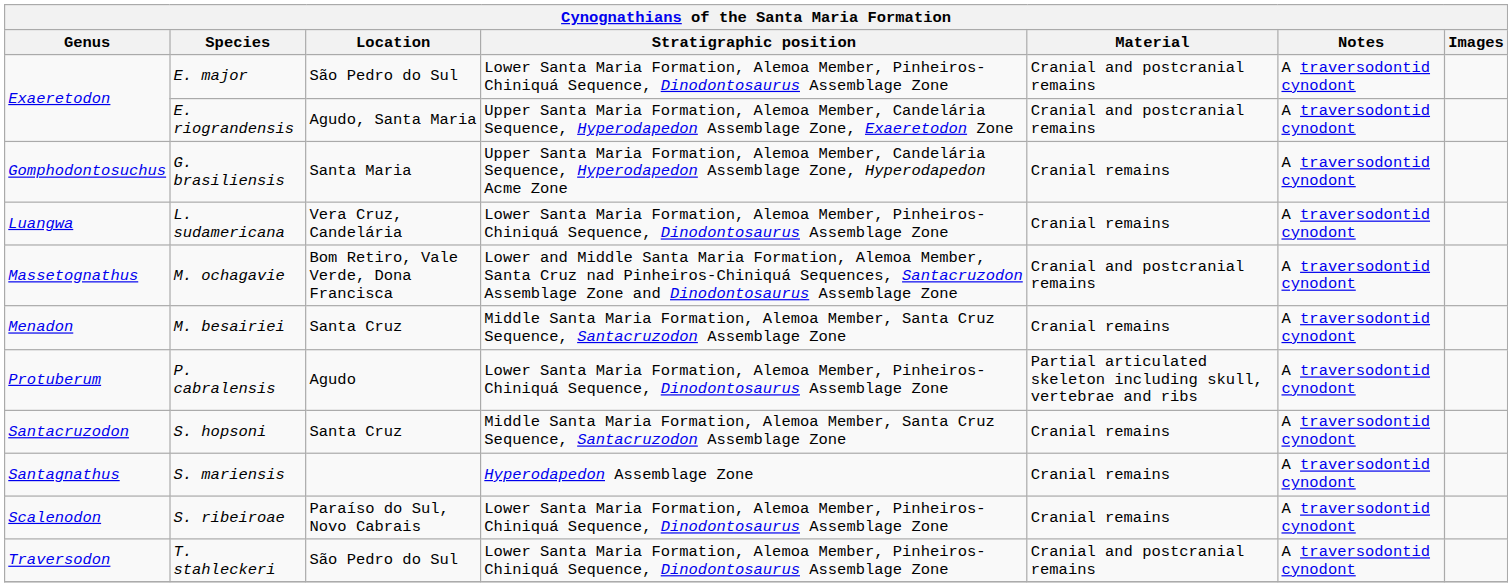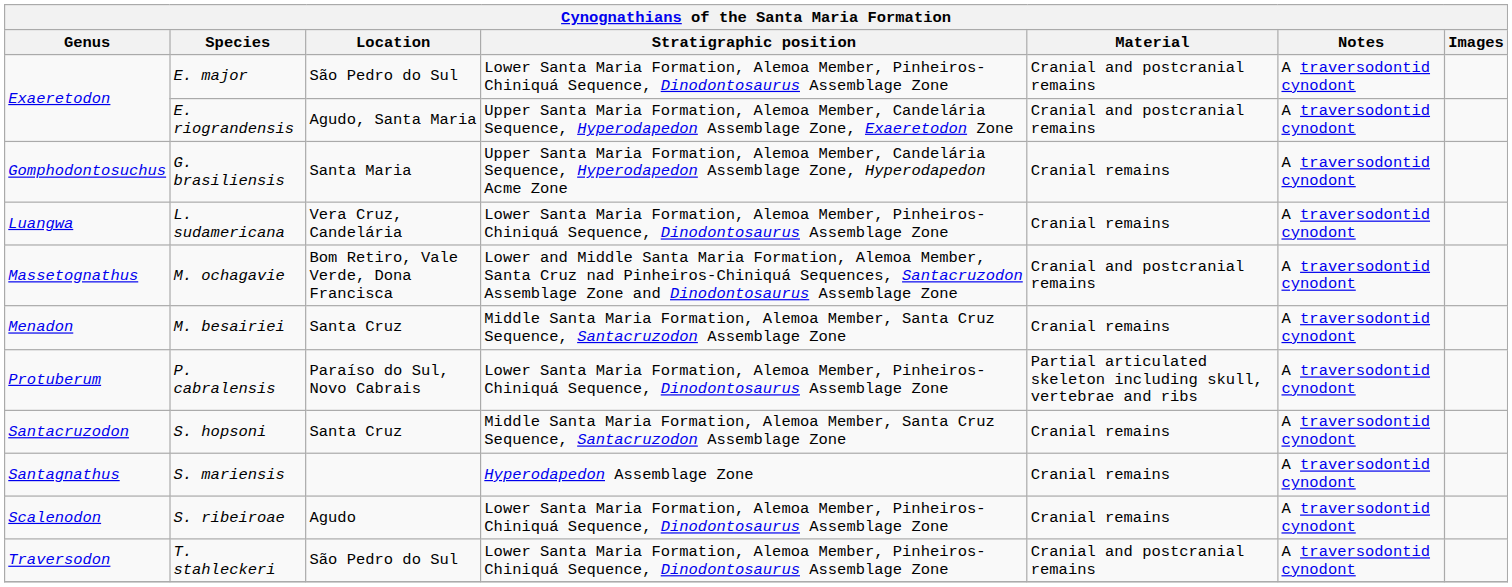(333, 380) Agudo -> (379, 380) Paraíso do Sul, Novo Cabrais
(379, 518) Paraíso do Sul, Novo Cabrais -> (333, 518) Agudo
